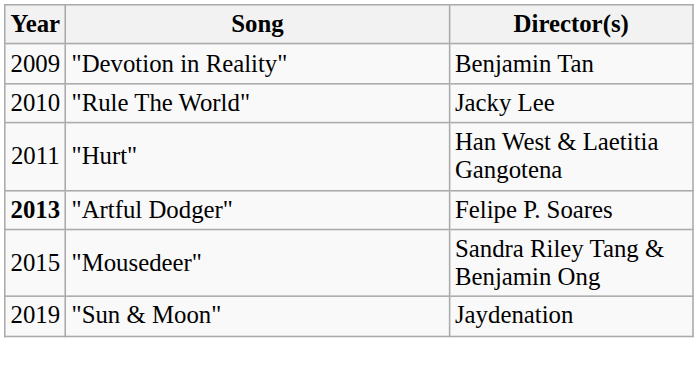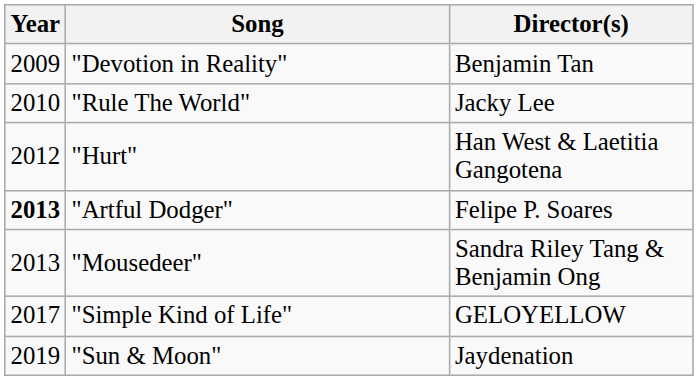(35, 156) 2011 -> (35, 156) 2012
(35, 262) 2015 -> (35, 262) 2013
+ row: (182, 315)
